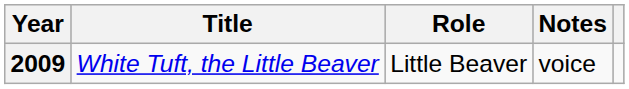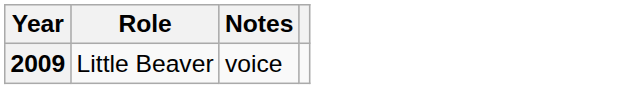- column: (228, 24)
